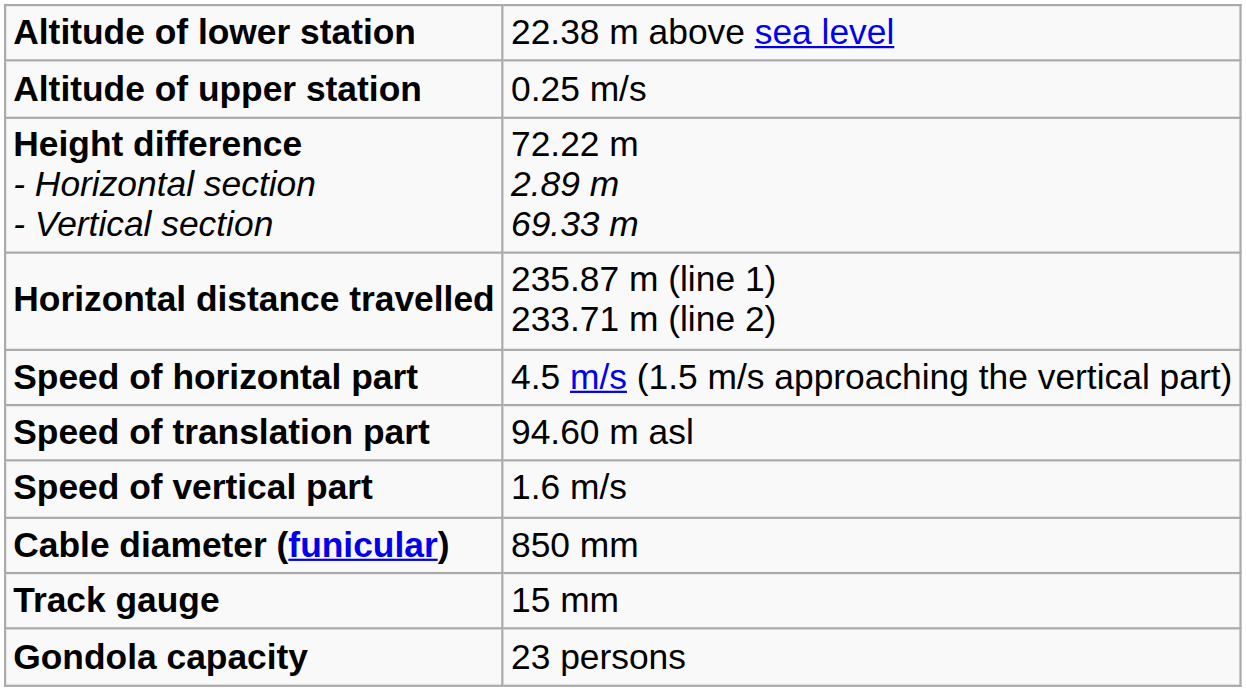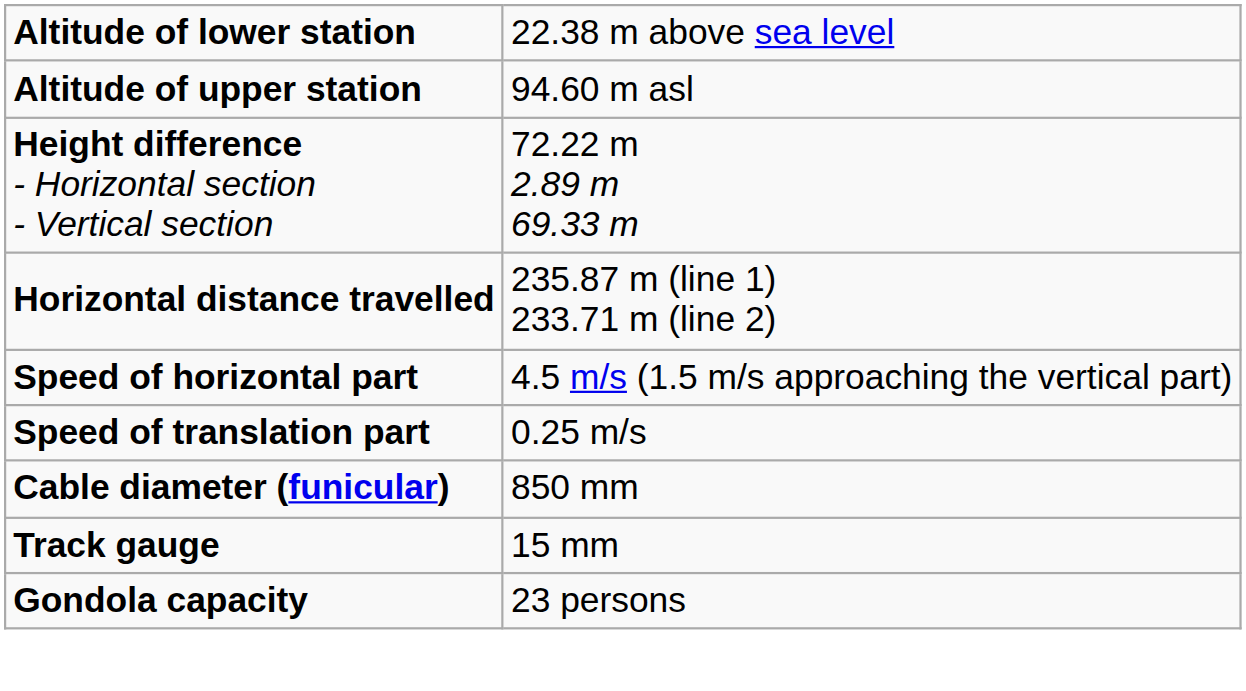(579, 88) 0.25 m/s -> (602, 88) 94.60 m asl
(602, 432) 94.60 m asl -> (579, 432) 0.25 m/s
- row: (193, 488)
